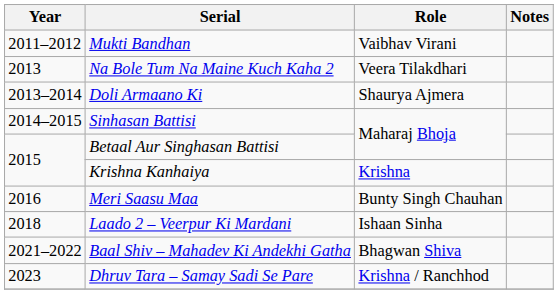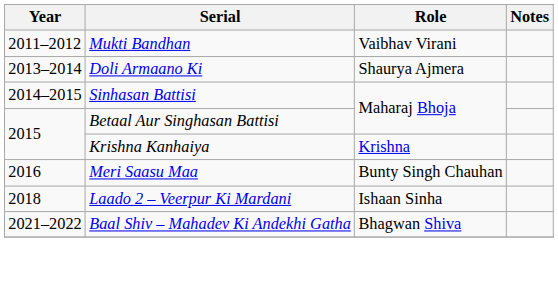- row: (211, 69)
- row: (201, 276)
